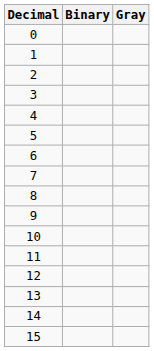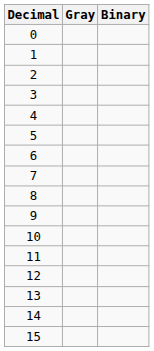columns swapped: (88, 15) <-> (131, 15)
